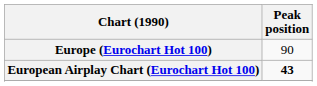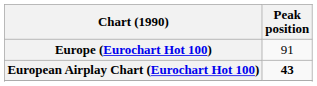(287, 49) 90 -> (287, 49) 91
